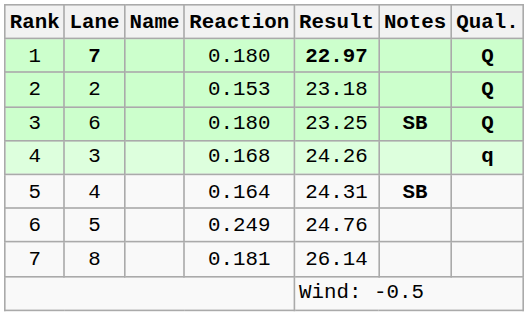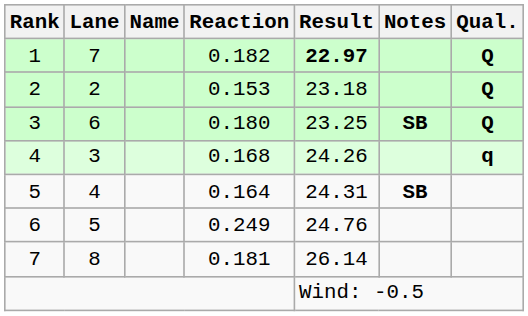(95, 56) bold -> (95, 56) normal
(239, 56) 0.180 -> (239, 56) 0.182
